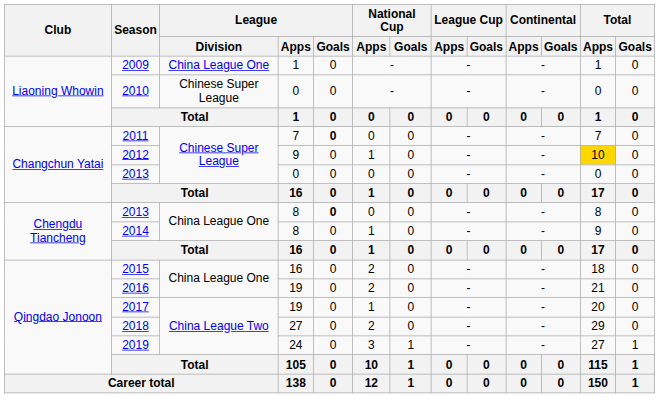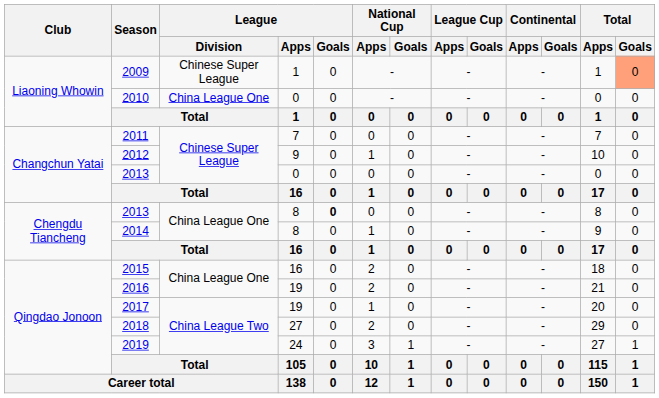(219, 65) China League One -> (219, 72) Chinese Super League
(635, 65) no background -> (635, 72) lightsalmon background
(219, 91) Chinese Super League -> (219, 98) China League One
(333, 136) bold -> (333, 136) normal
(598, 155) gold background -> (598, 155) no background
